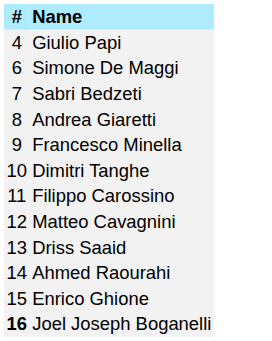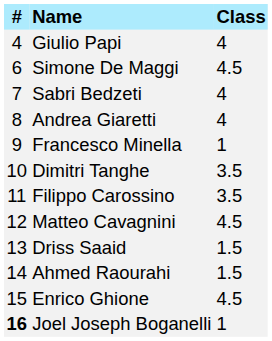+ column: (241, 17)
